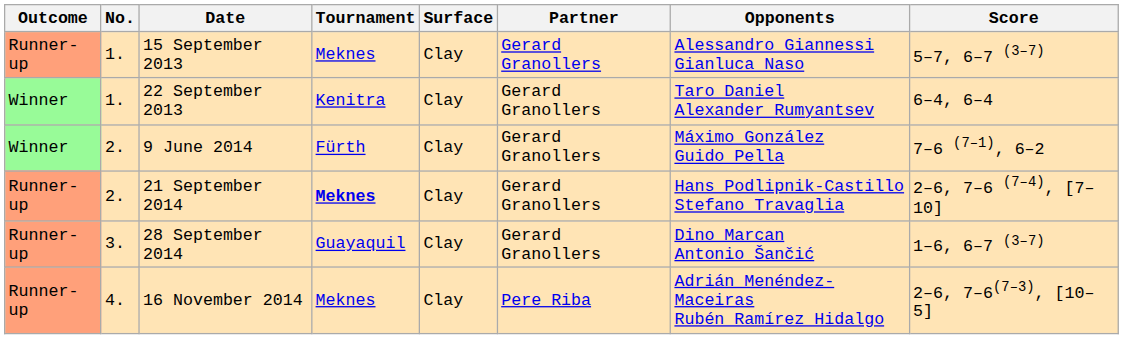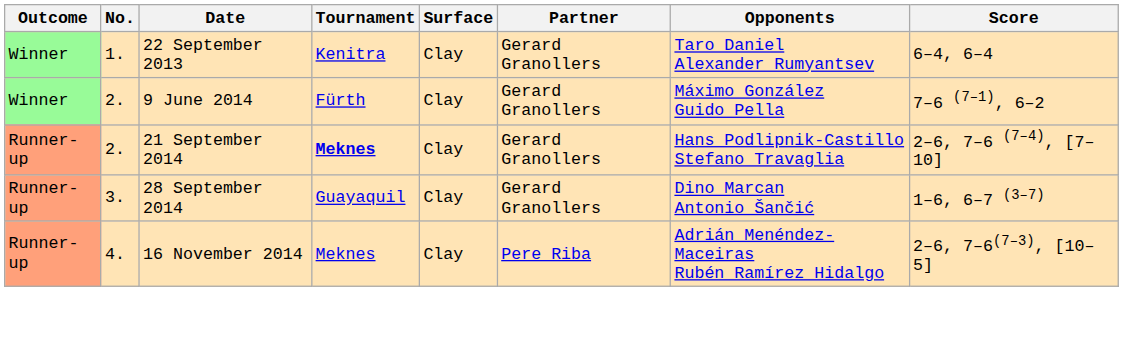- row: (203, 55)
